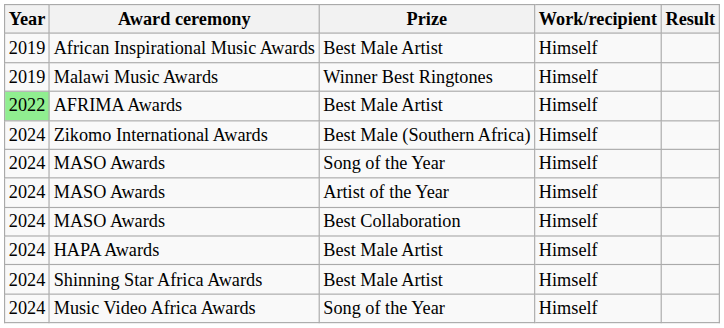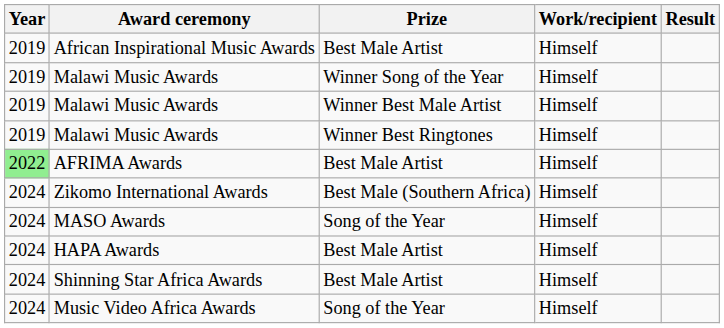+ row: (136, 76)
+ row: (136, 105)
- row: (109, 192)
- row: (109, 221)
